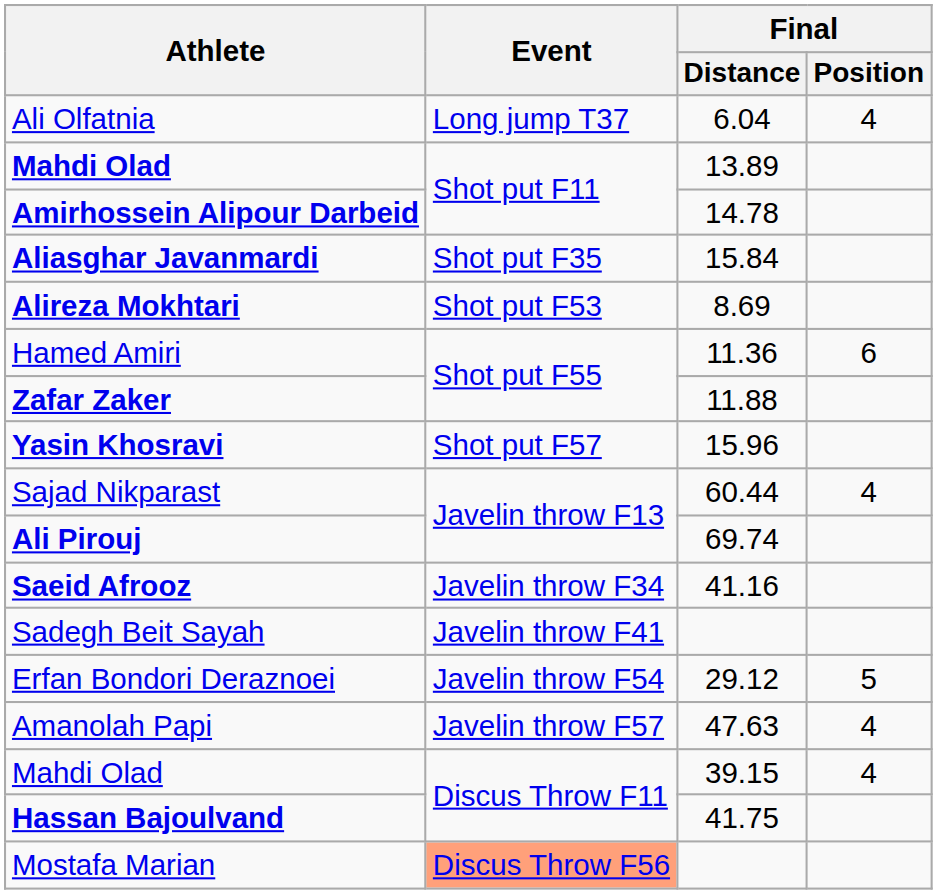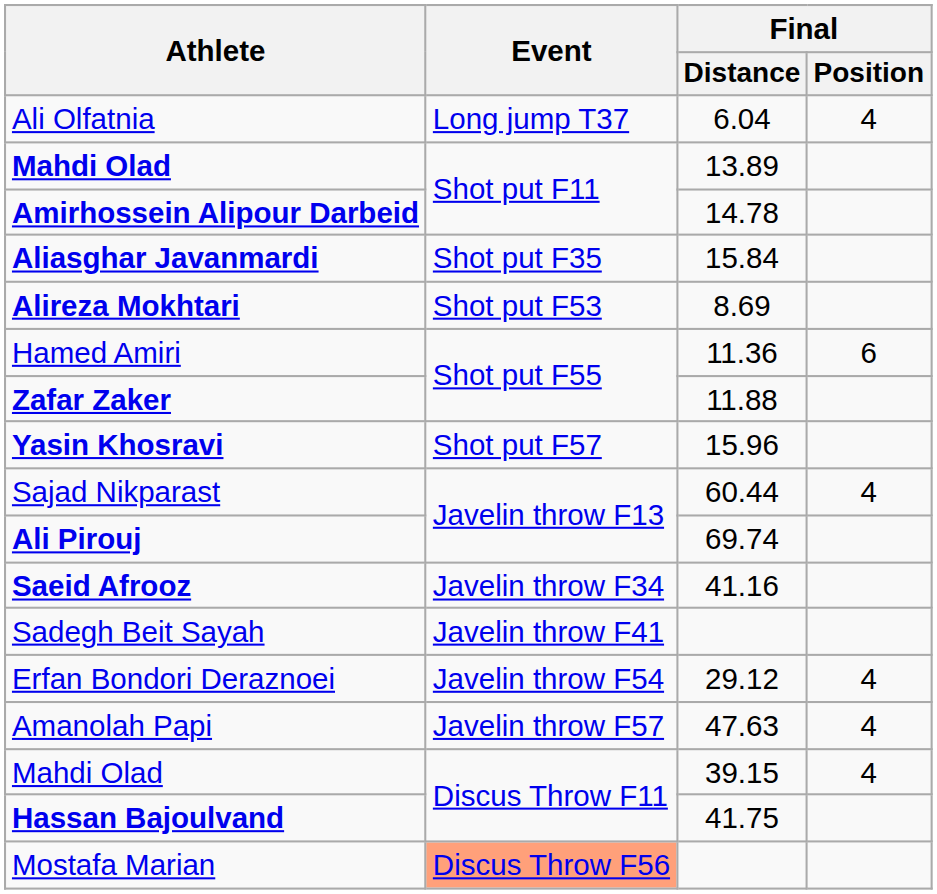(869, 679) 5 -> (869, 679) 4
